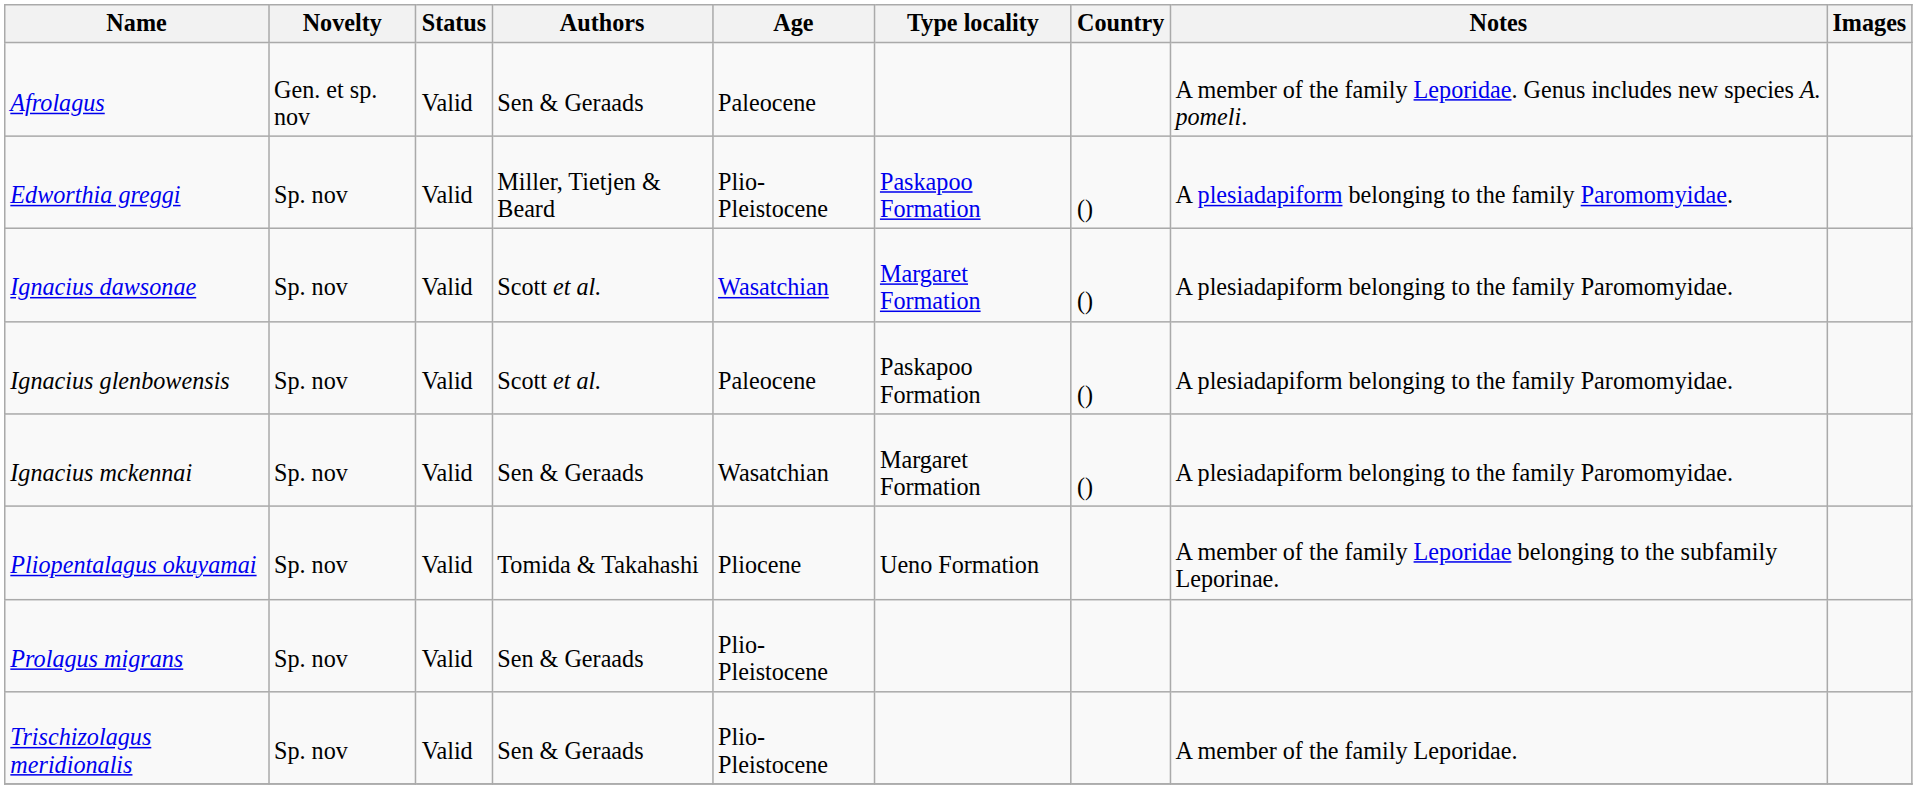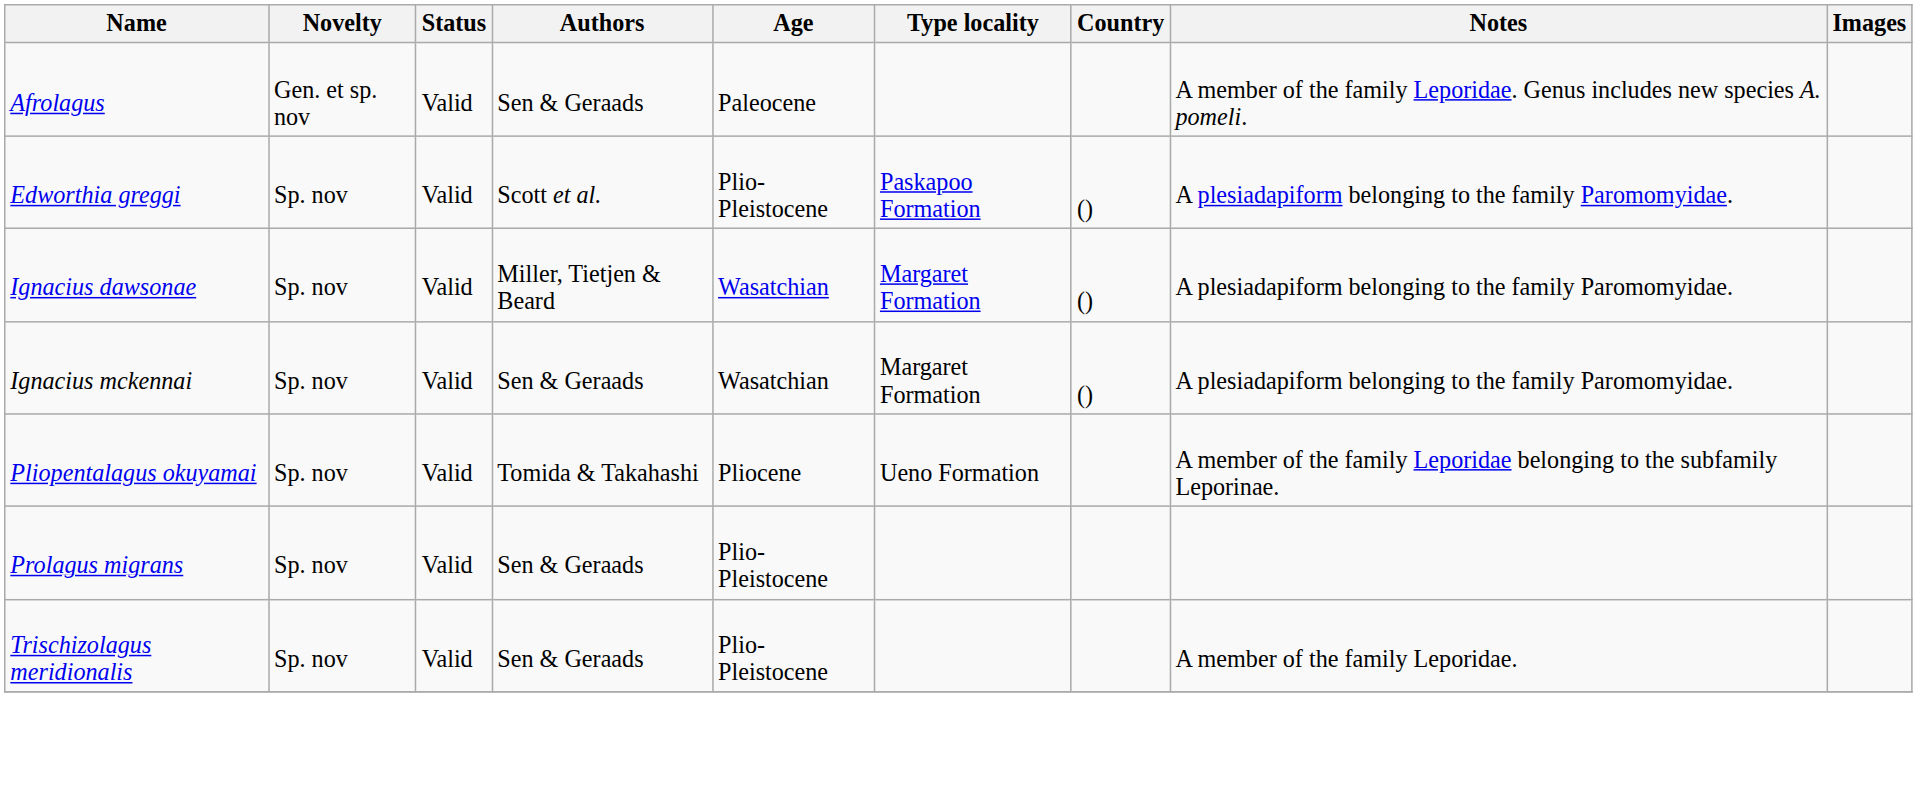(579, 195) Miller, Tietjen & Beard -> (549, 195) Scott et al.
(549, 288) Scott et al. -> (579, 288) Miller, Tietjen & Beard
- row: (120, 380)
